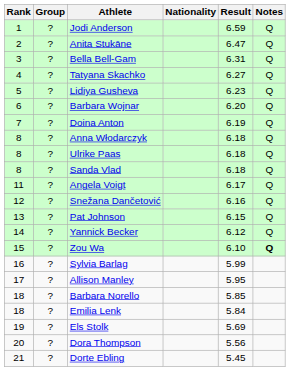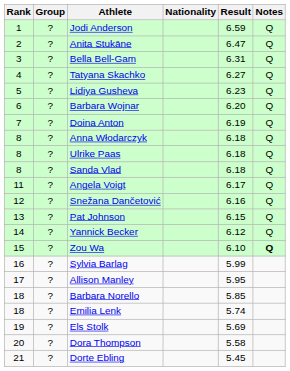(236, 311) 5.84 -> (236, 311) 5.74
(236, 342) 5.56 -> (236, 342) 5.58
